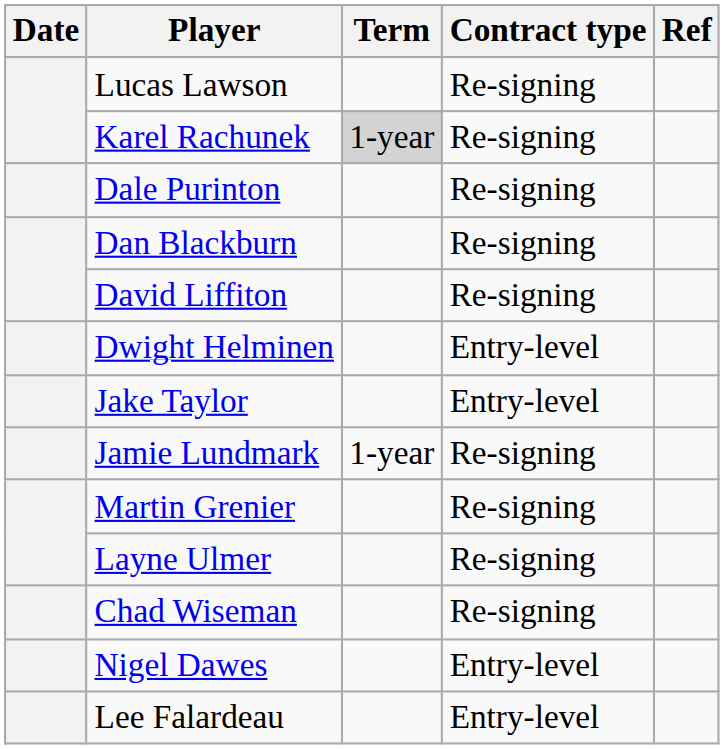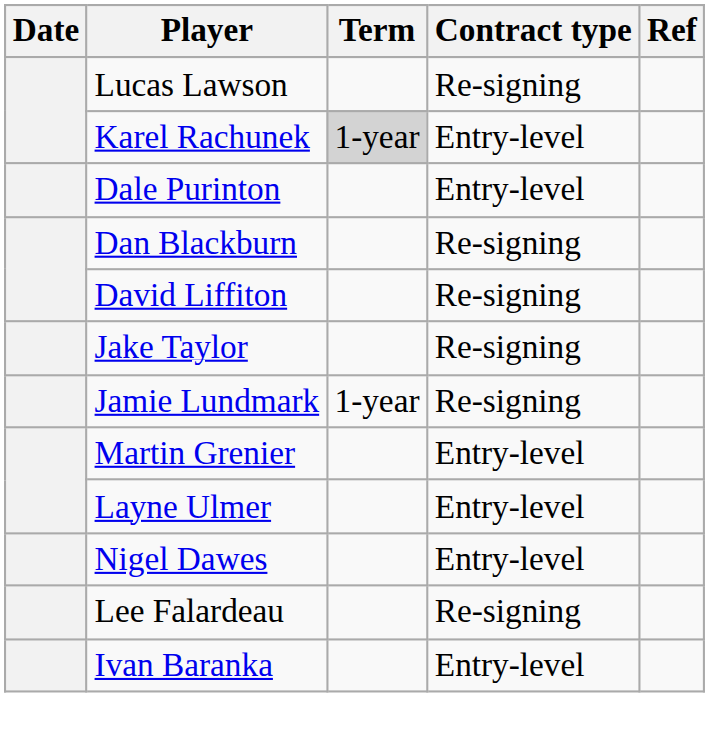(523, 136) Re-signing -> (510, 136) Entry-level
(523, 189) Re-signing -> (510, 189) Entry-level
- row: (214, 347)
(524, 400) Entry-level -> (508, 347) Re-signing
(523, 505) Re-signing -> (510, 453) Entry-level
(523, 558) Re-signing -> (510, 505) Entry-level
- row: (196, 611)
(524, 717) Entry-level -> (508, 611) Re-signing
+ row: (184, 664)
